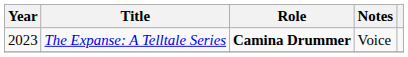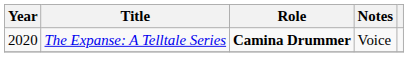(23, 39) 2023 -> (23, 39) 2020
